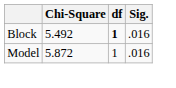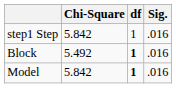+ row: (33, 33)
(59, 53) 5.872 -> (78, 72) 5.842
(115, 53) normal -> (133, 72) bold
